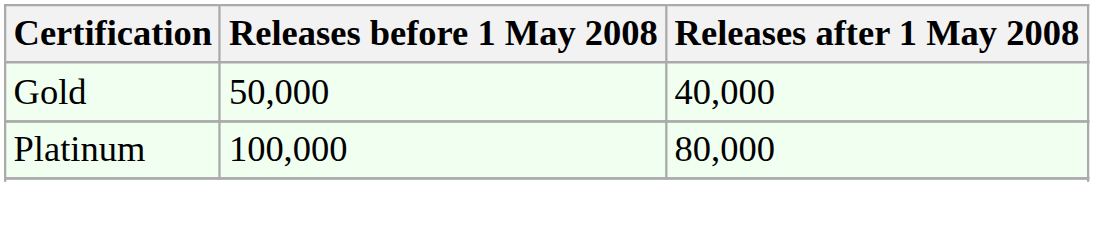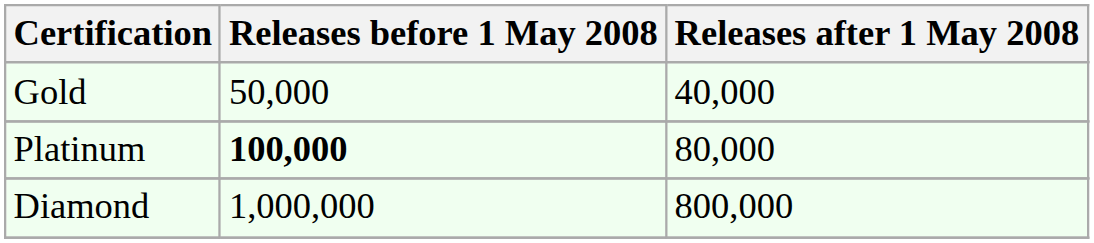(288, 149) normal -> (288, 149) bold
+ row: (81, 206)
